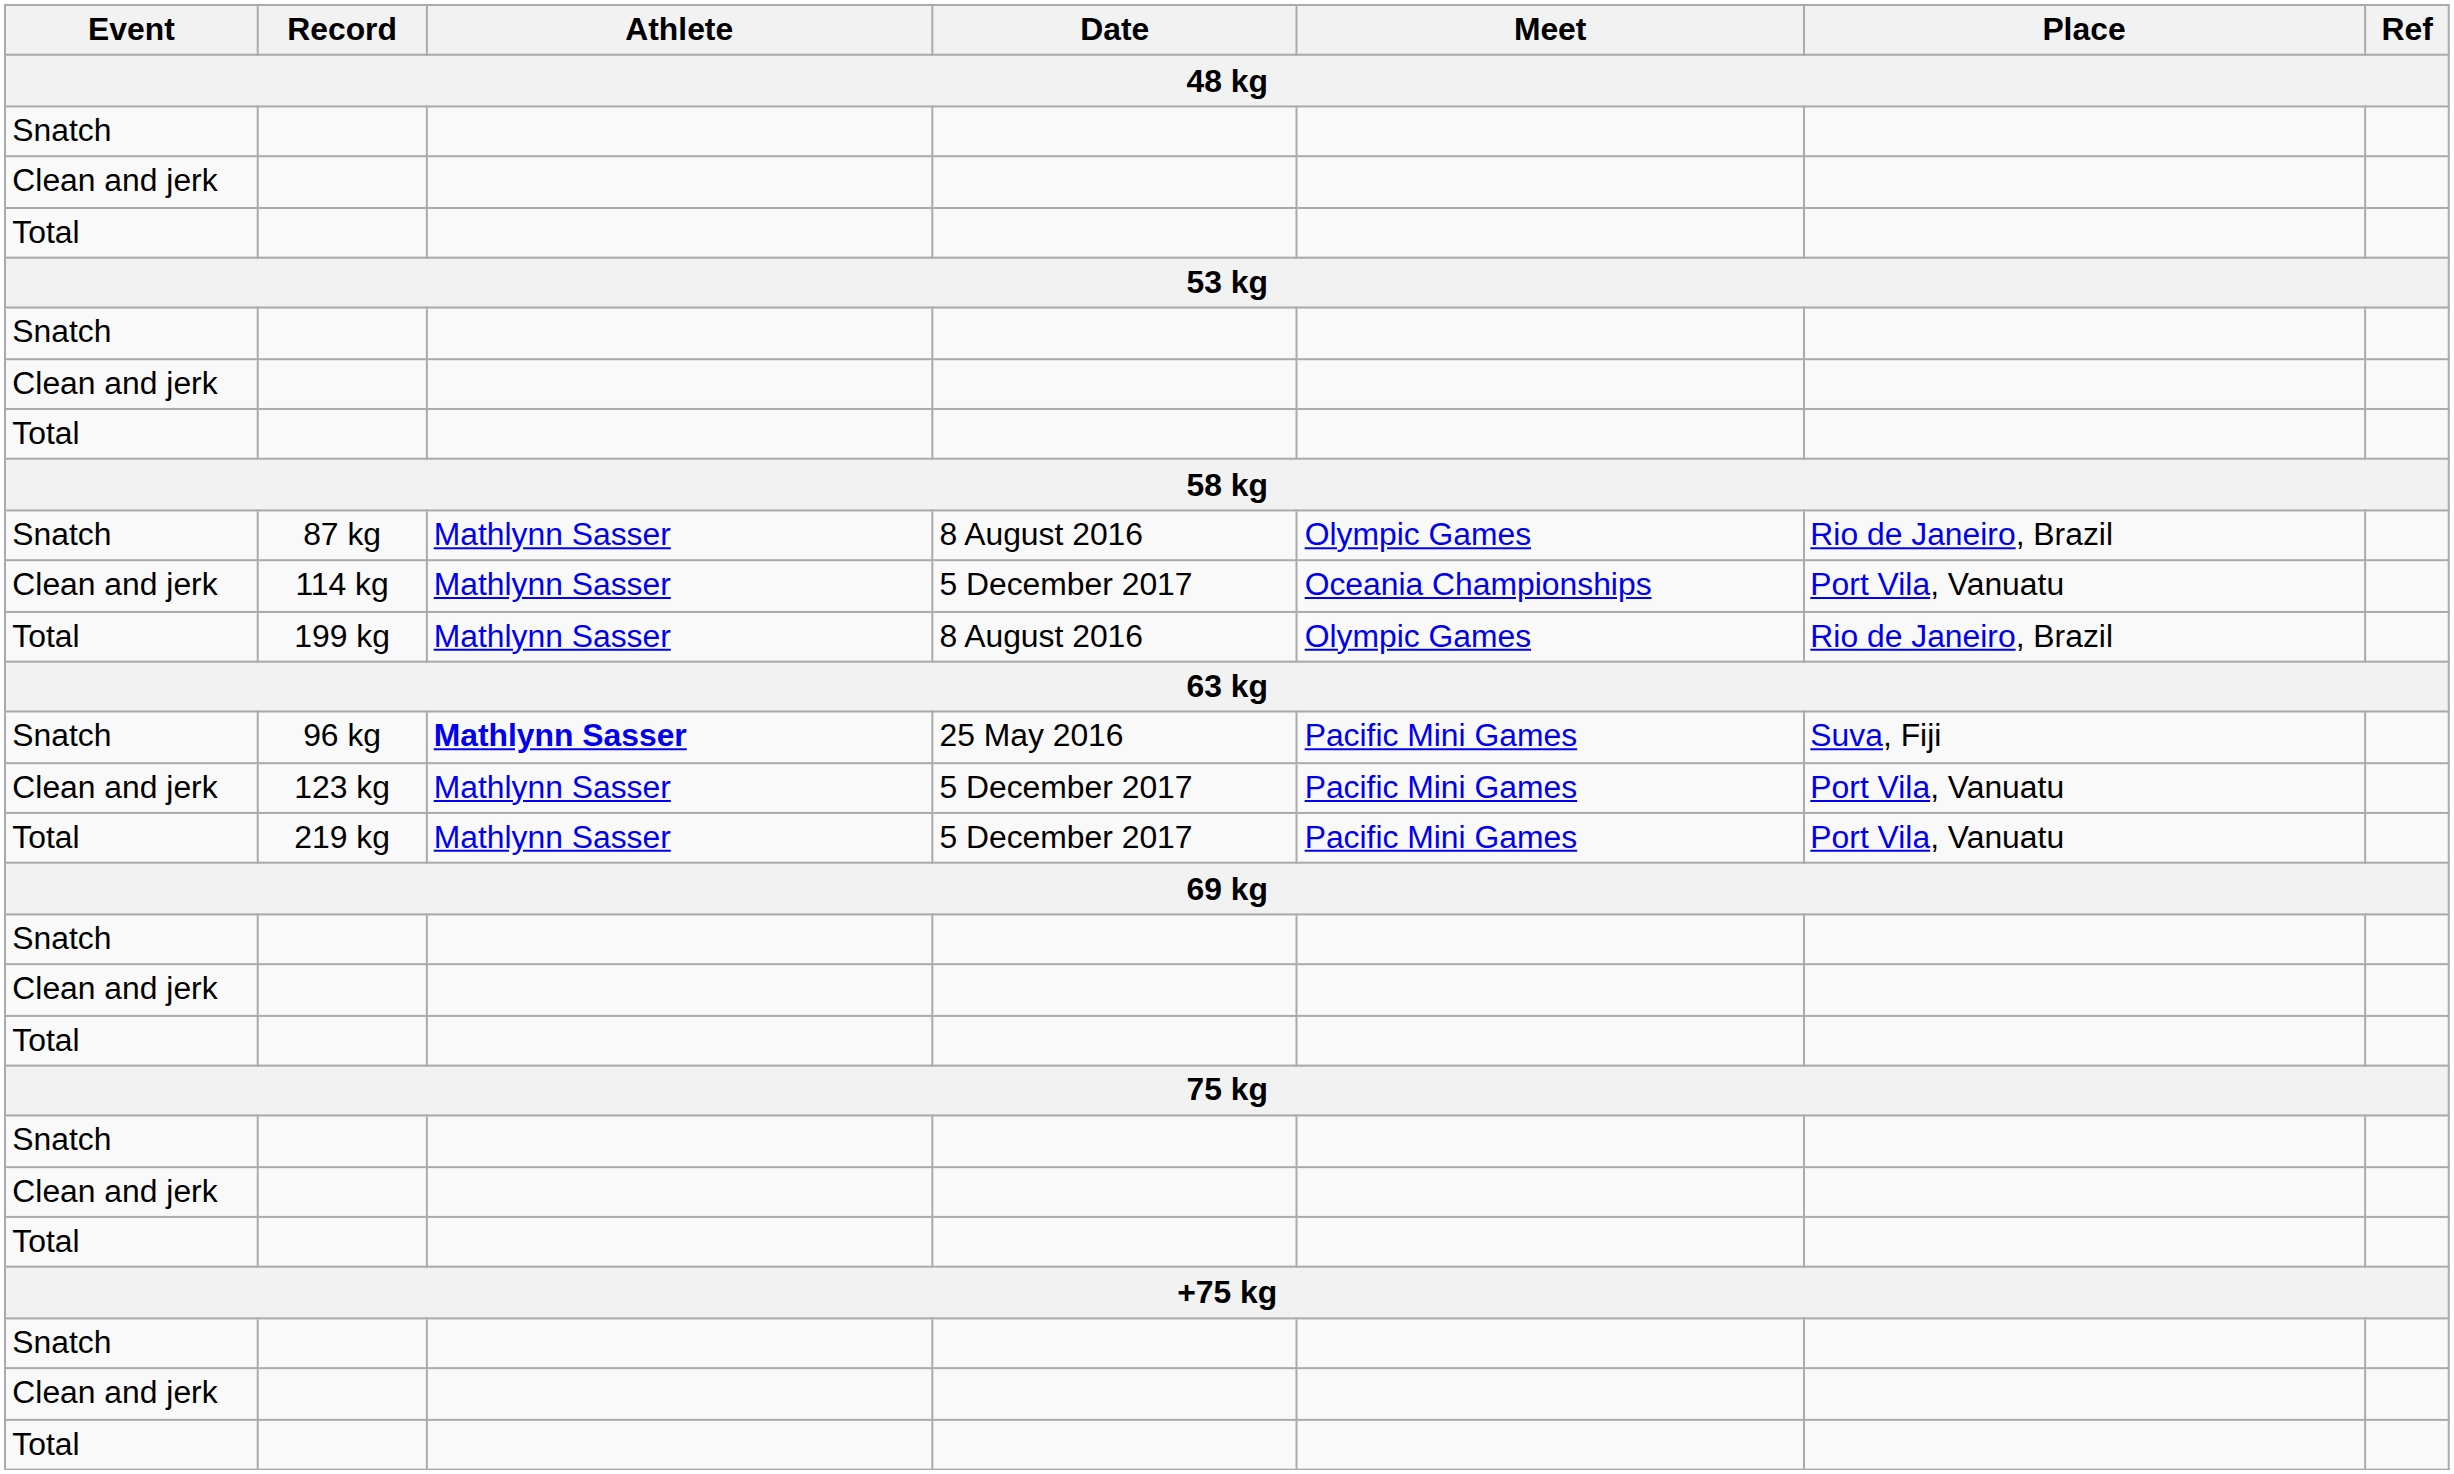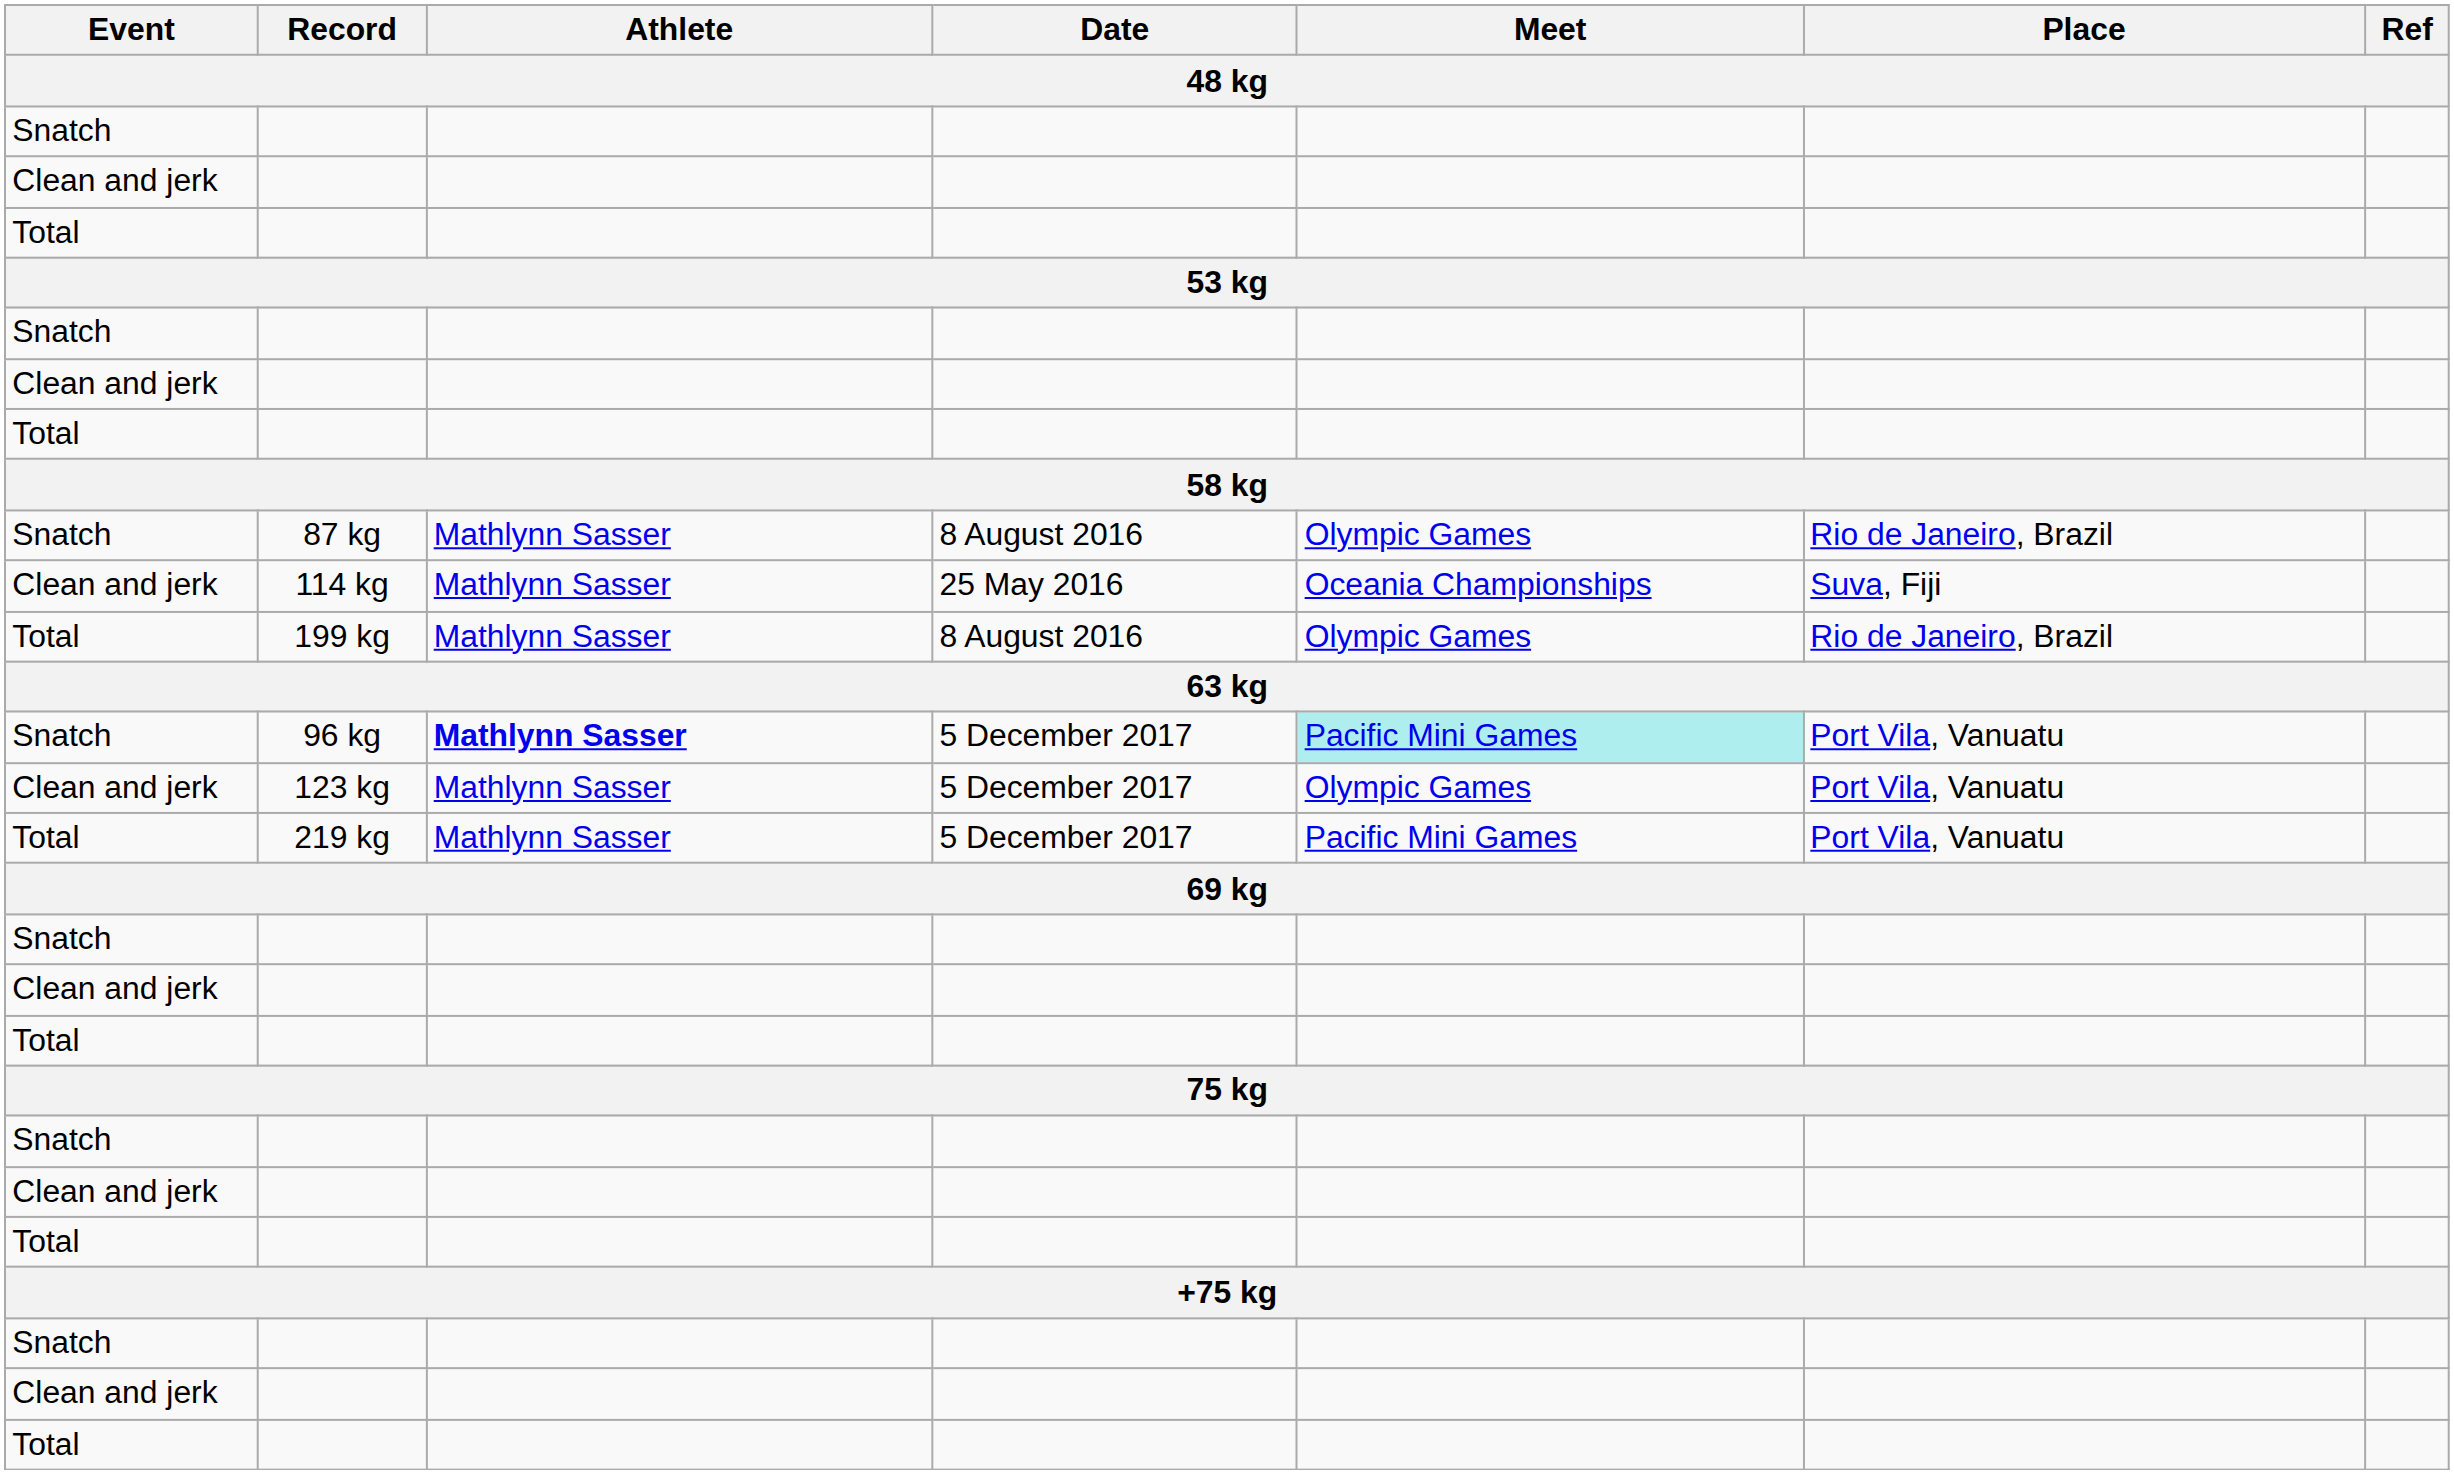(1066, 585) 5 December 2017 -> (1031, 585) 25 May 2016
(1937, 585) Port Vila, Vanuatu -> (1876, 585) Suva, Fiji
(1031, 736) 25 May 2016 -> (1066, 736) 5 December 2017
(1441, 736) no background -> (1441, 736) paleturquoise background
(1876, 736) Suva, Fiji -> (1937, 736) Port Vila, Vanuatu
(1441, 787) Pacific Mini Games -> (1418, 787) Olympic Games
